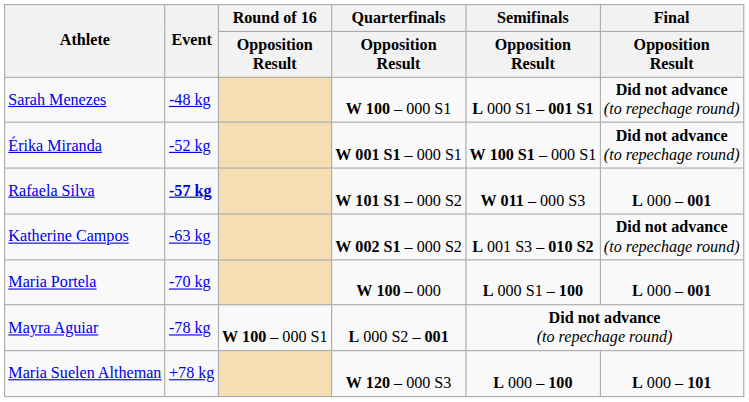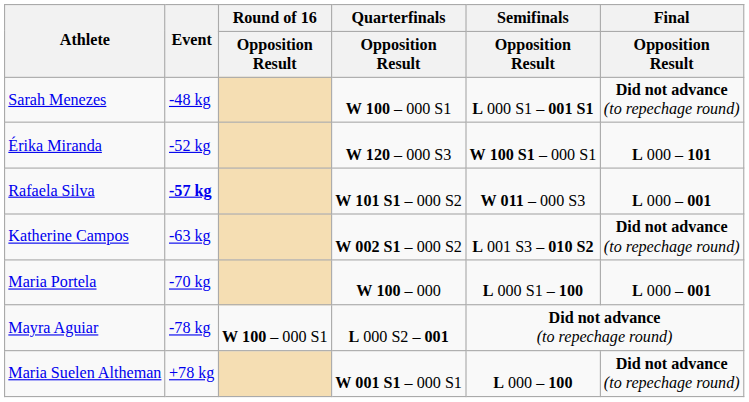(399, 155) W 001 S1 – 000 S1 -> (399, 155) W 120 – 000 S3
(672, 145) Did not advance (to repechage round) -> (672, 155) L 000 – 101
(399, 383) W 120 – 000 S3 -> (399, 383) W 001 S1 – 000 S1
(672, 383) L 000 – 101 -> (672, 373) Did not advance (to repechage round)
